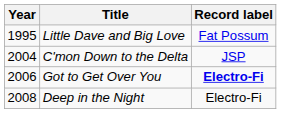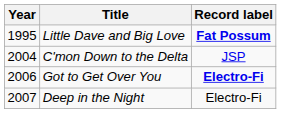(234, 35) normal -> (234, 35) bold
(22, 98) 2008 -> (22, 98) 2007
